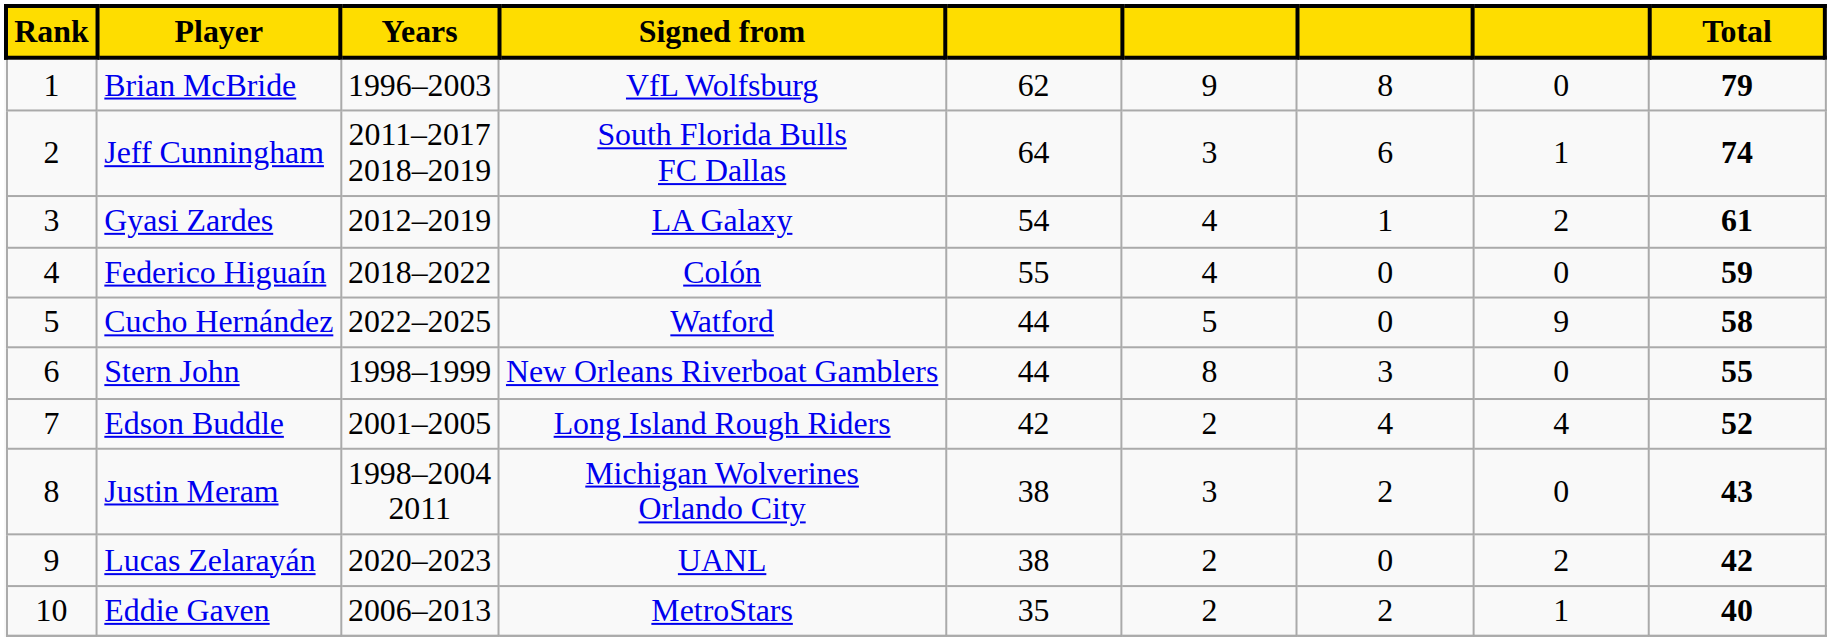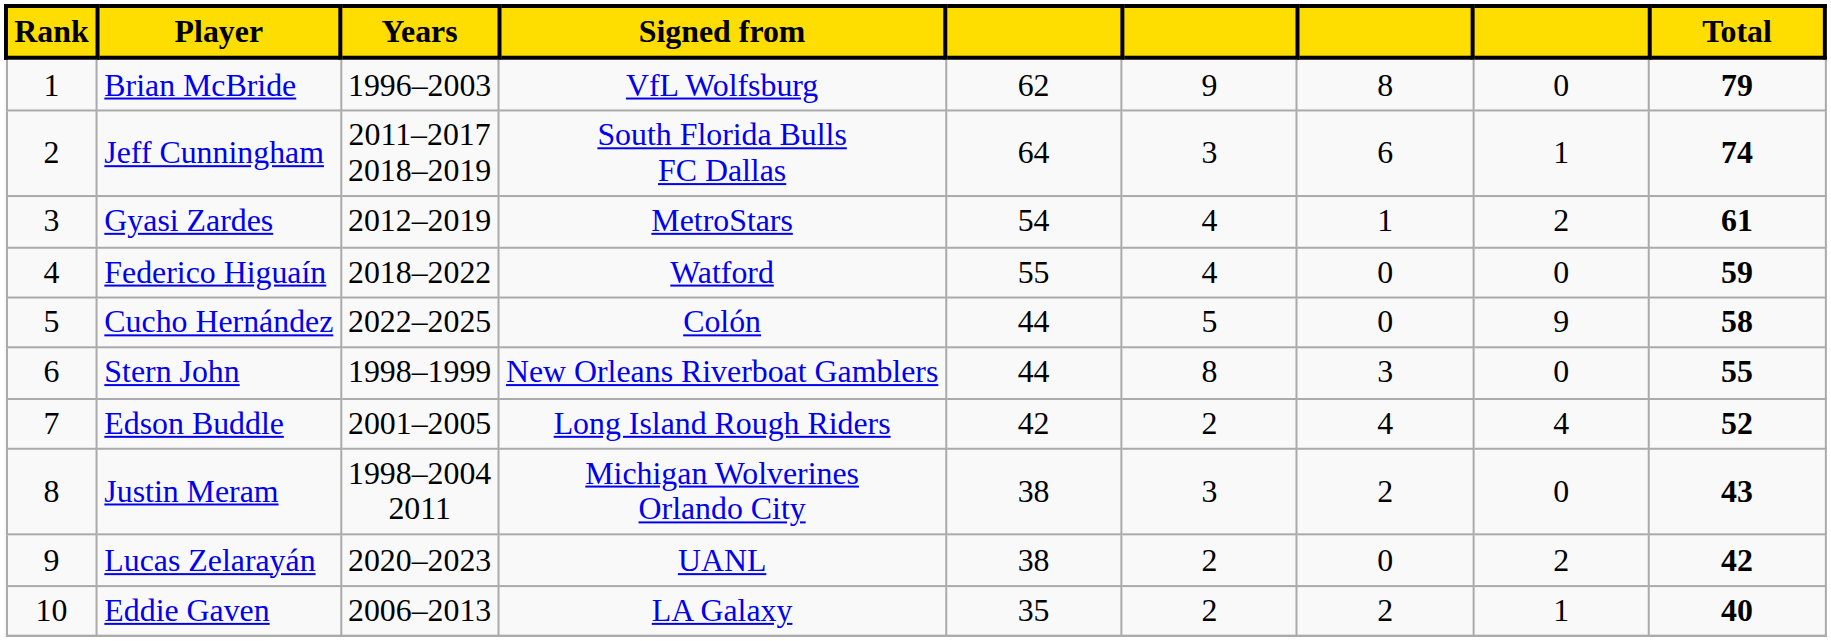(722, 221) LA Galaxy -> (722, 221) MetroStars
(722, 271) Colón -> (722, 271) Watford
(722, 322) Watford -> (722, 322) Colón
(722, 610) MetroStars -> (722, 610) LA Galaxy
